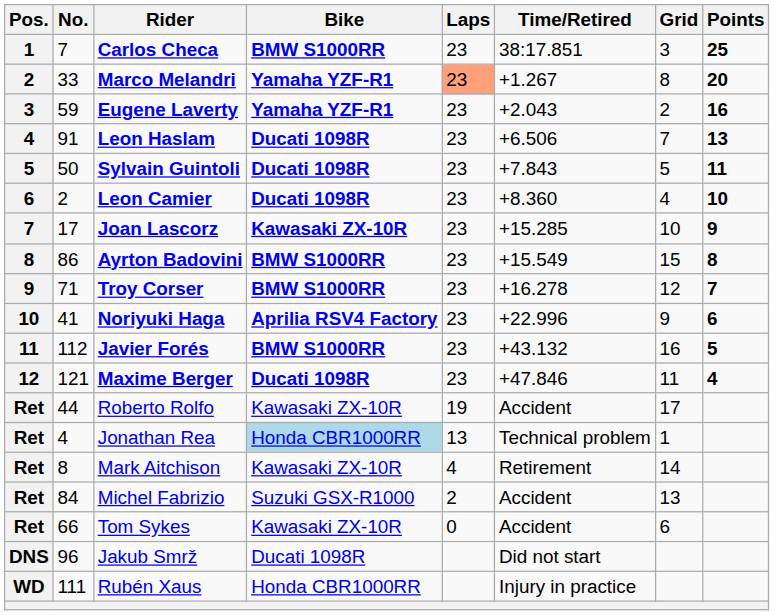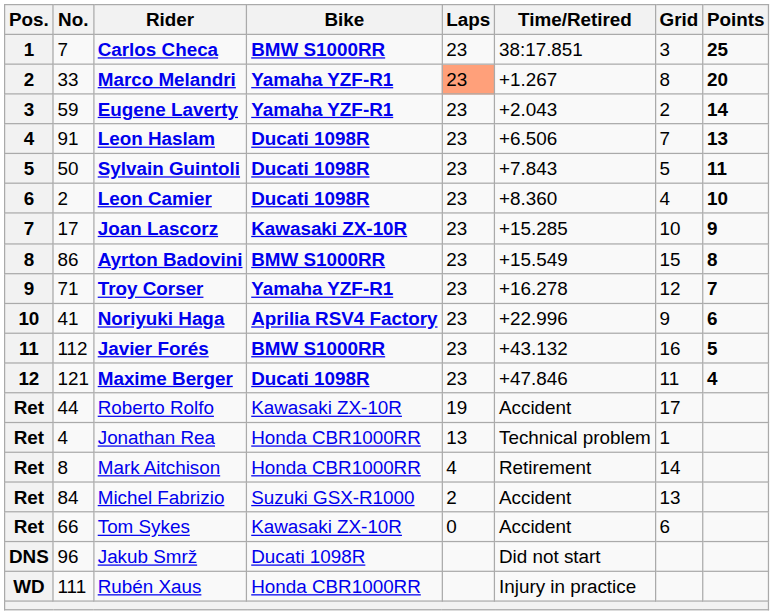(718, 109) 16 -> (718, 109) 14
(318, 288) BMW S1000RR -> (322, 288) Yamaha YZF-R1
(336, 437) lightblue background -> (336, 437) no background
(327, 467) Kawasaki ZX-10R -> (336, 467) Honda CBR1000RR
